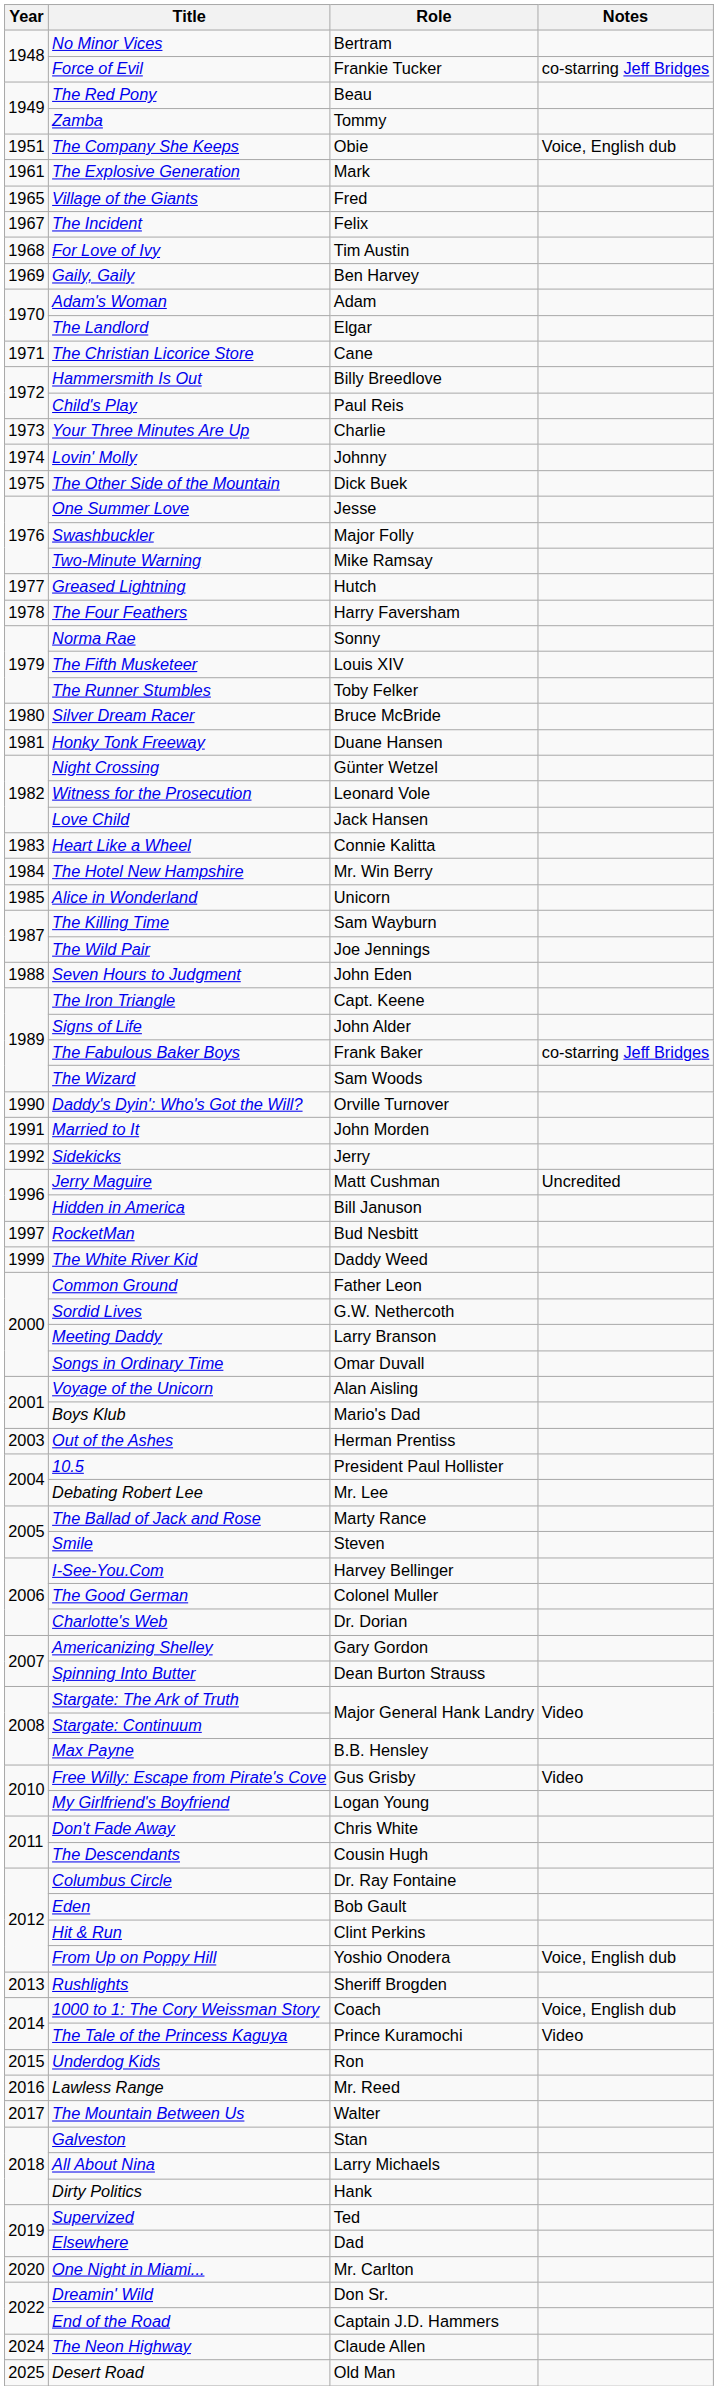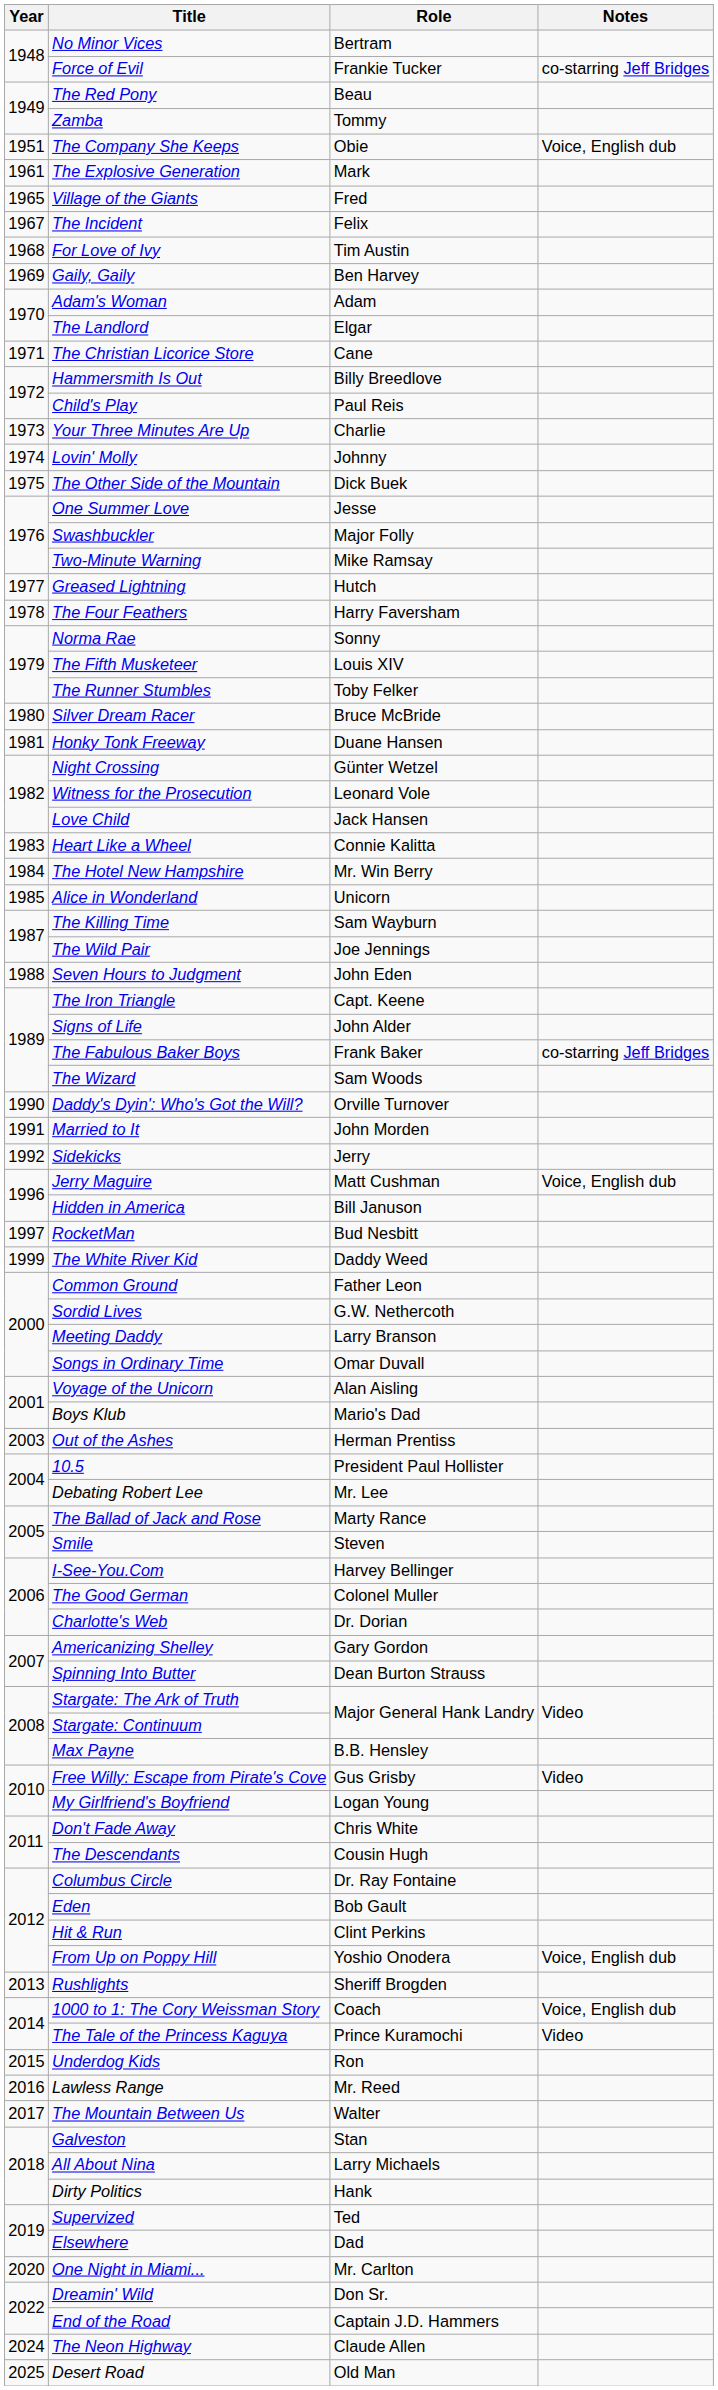(581, 1182) Uncredited -> (609, 1182) Voice, English dub
